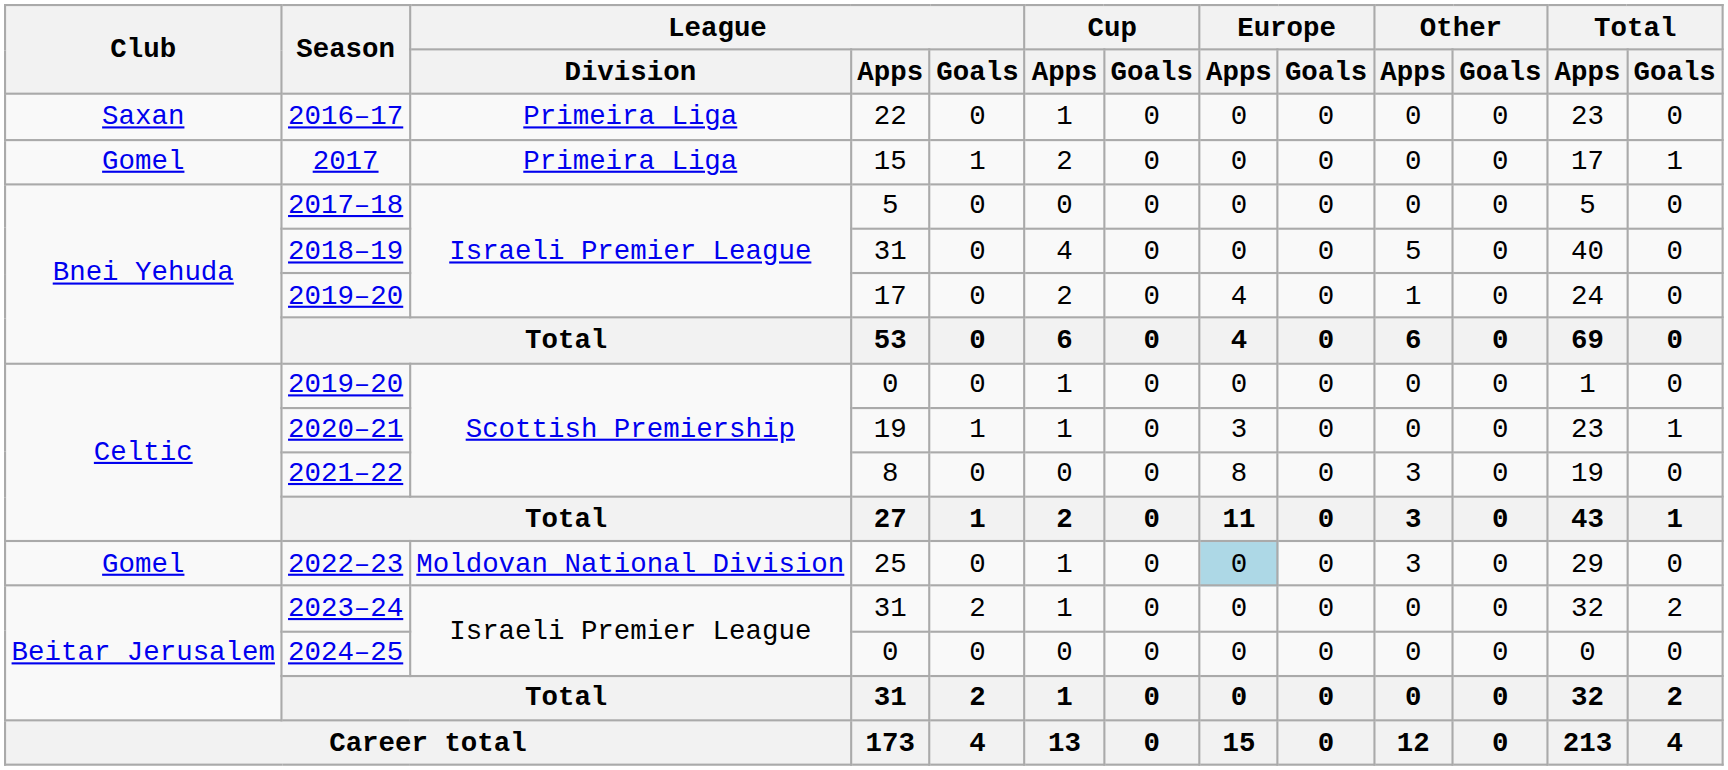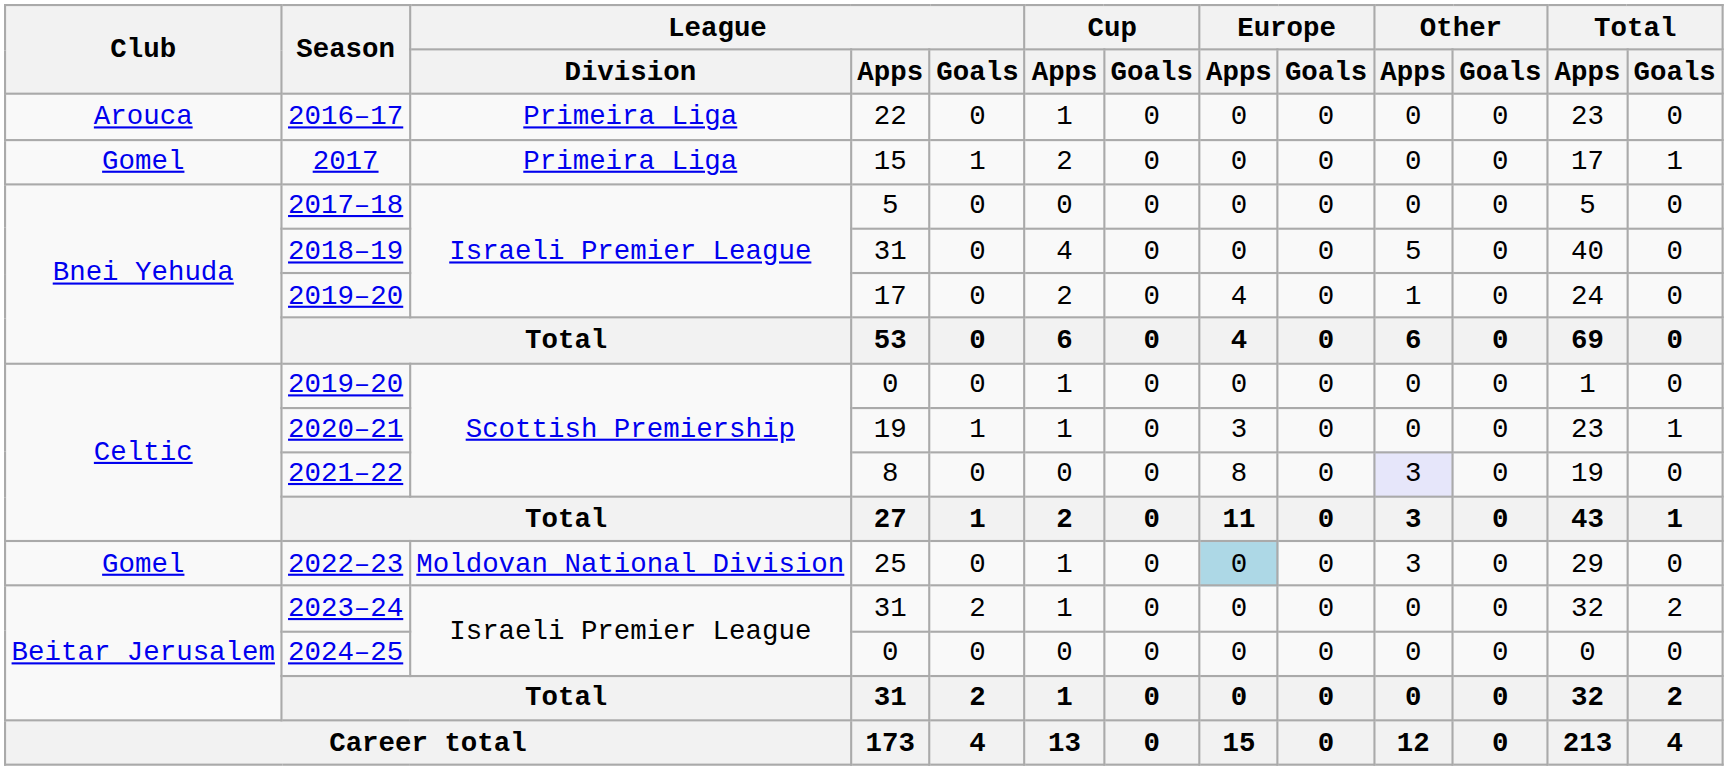(143, 117) Saxan -> (143, 117) Arouca
(1413, 474) no background -> (1413, 474) lavender background
